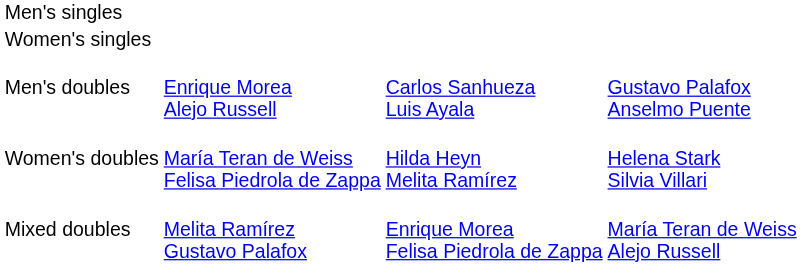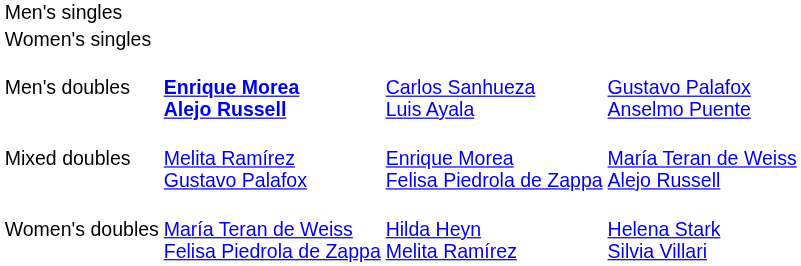(228, 99) normal -> (232, 99) bold
rows swapped: (82, 158) <-> (68, 229)
